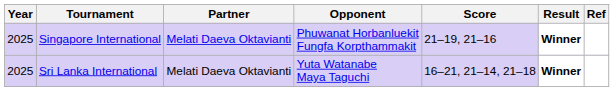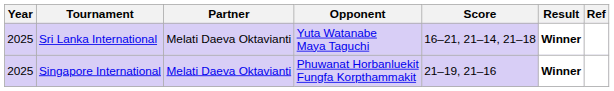rows swapped: (100, 39) <-> (98, 71)
